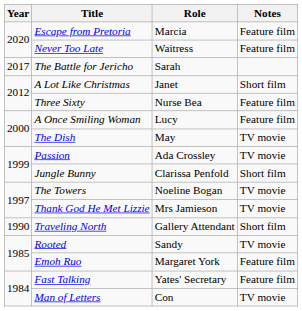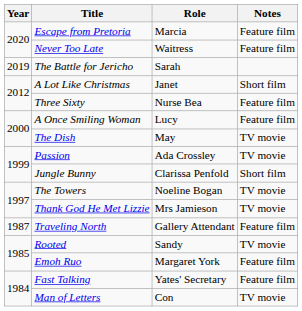(18, 66) 2017 -> (18, 66) 2019
(18, 226) 1990 -> (18, 226) 1987
(263, 226) Short film -> (267, 226) Feature film
